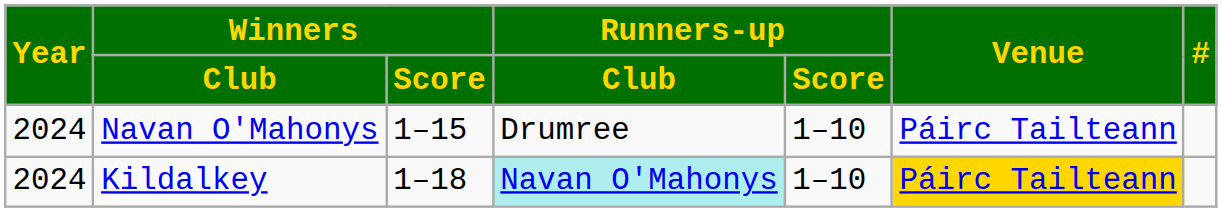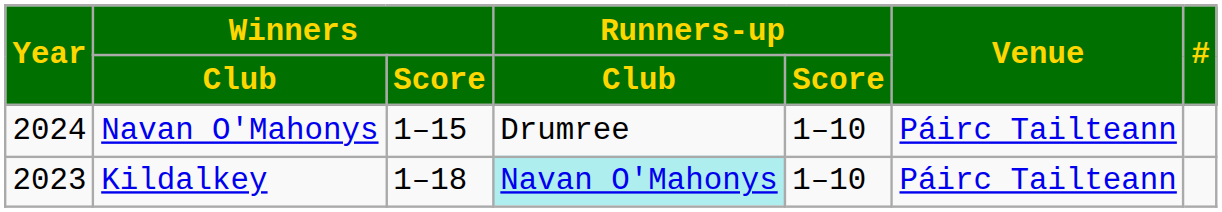(50, 181) 2024 -> (50, 181) 2023
(1038, 181) gold background -> (1038, 181) no background
